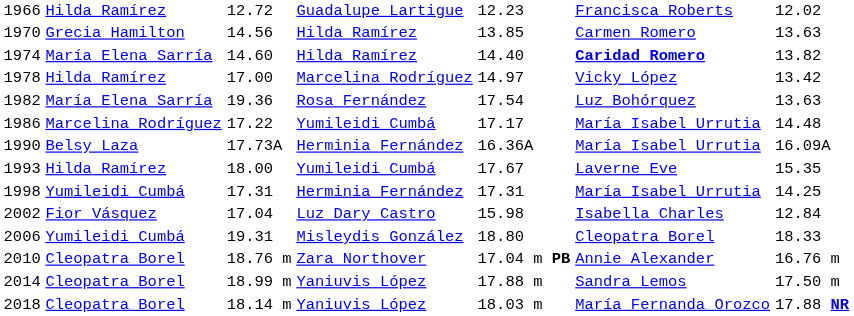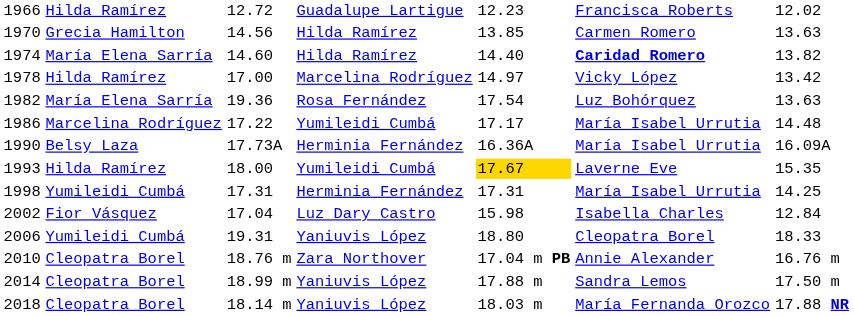(501, 169) no background -> (501, 169) gold background
(380, 237) Misleydis González -> (361, 237) Yaniuvis López
